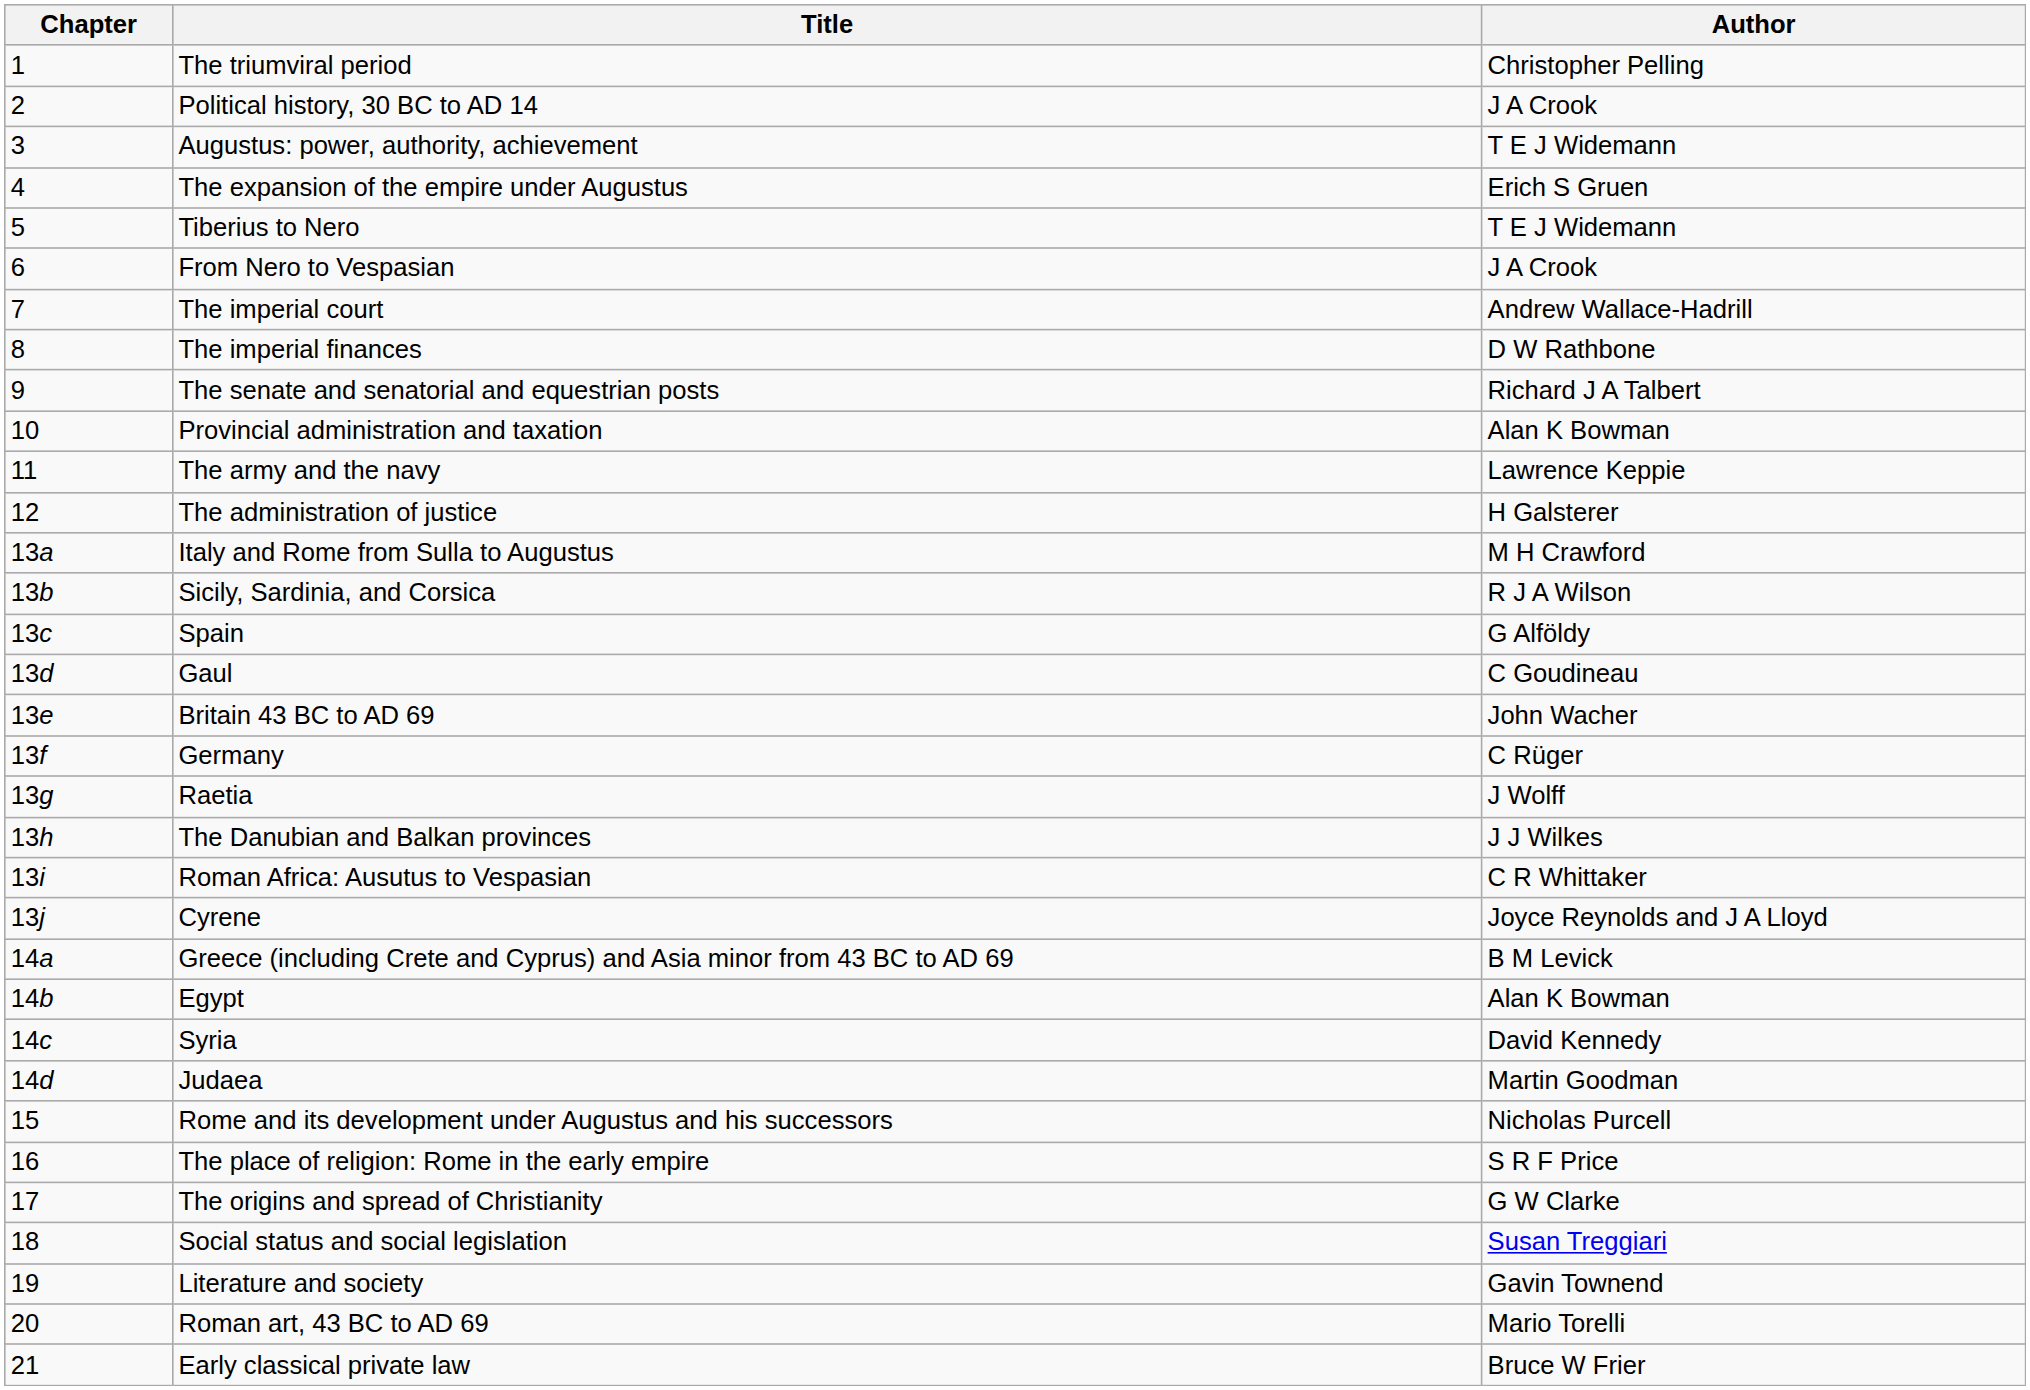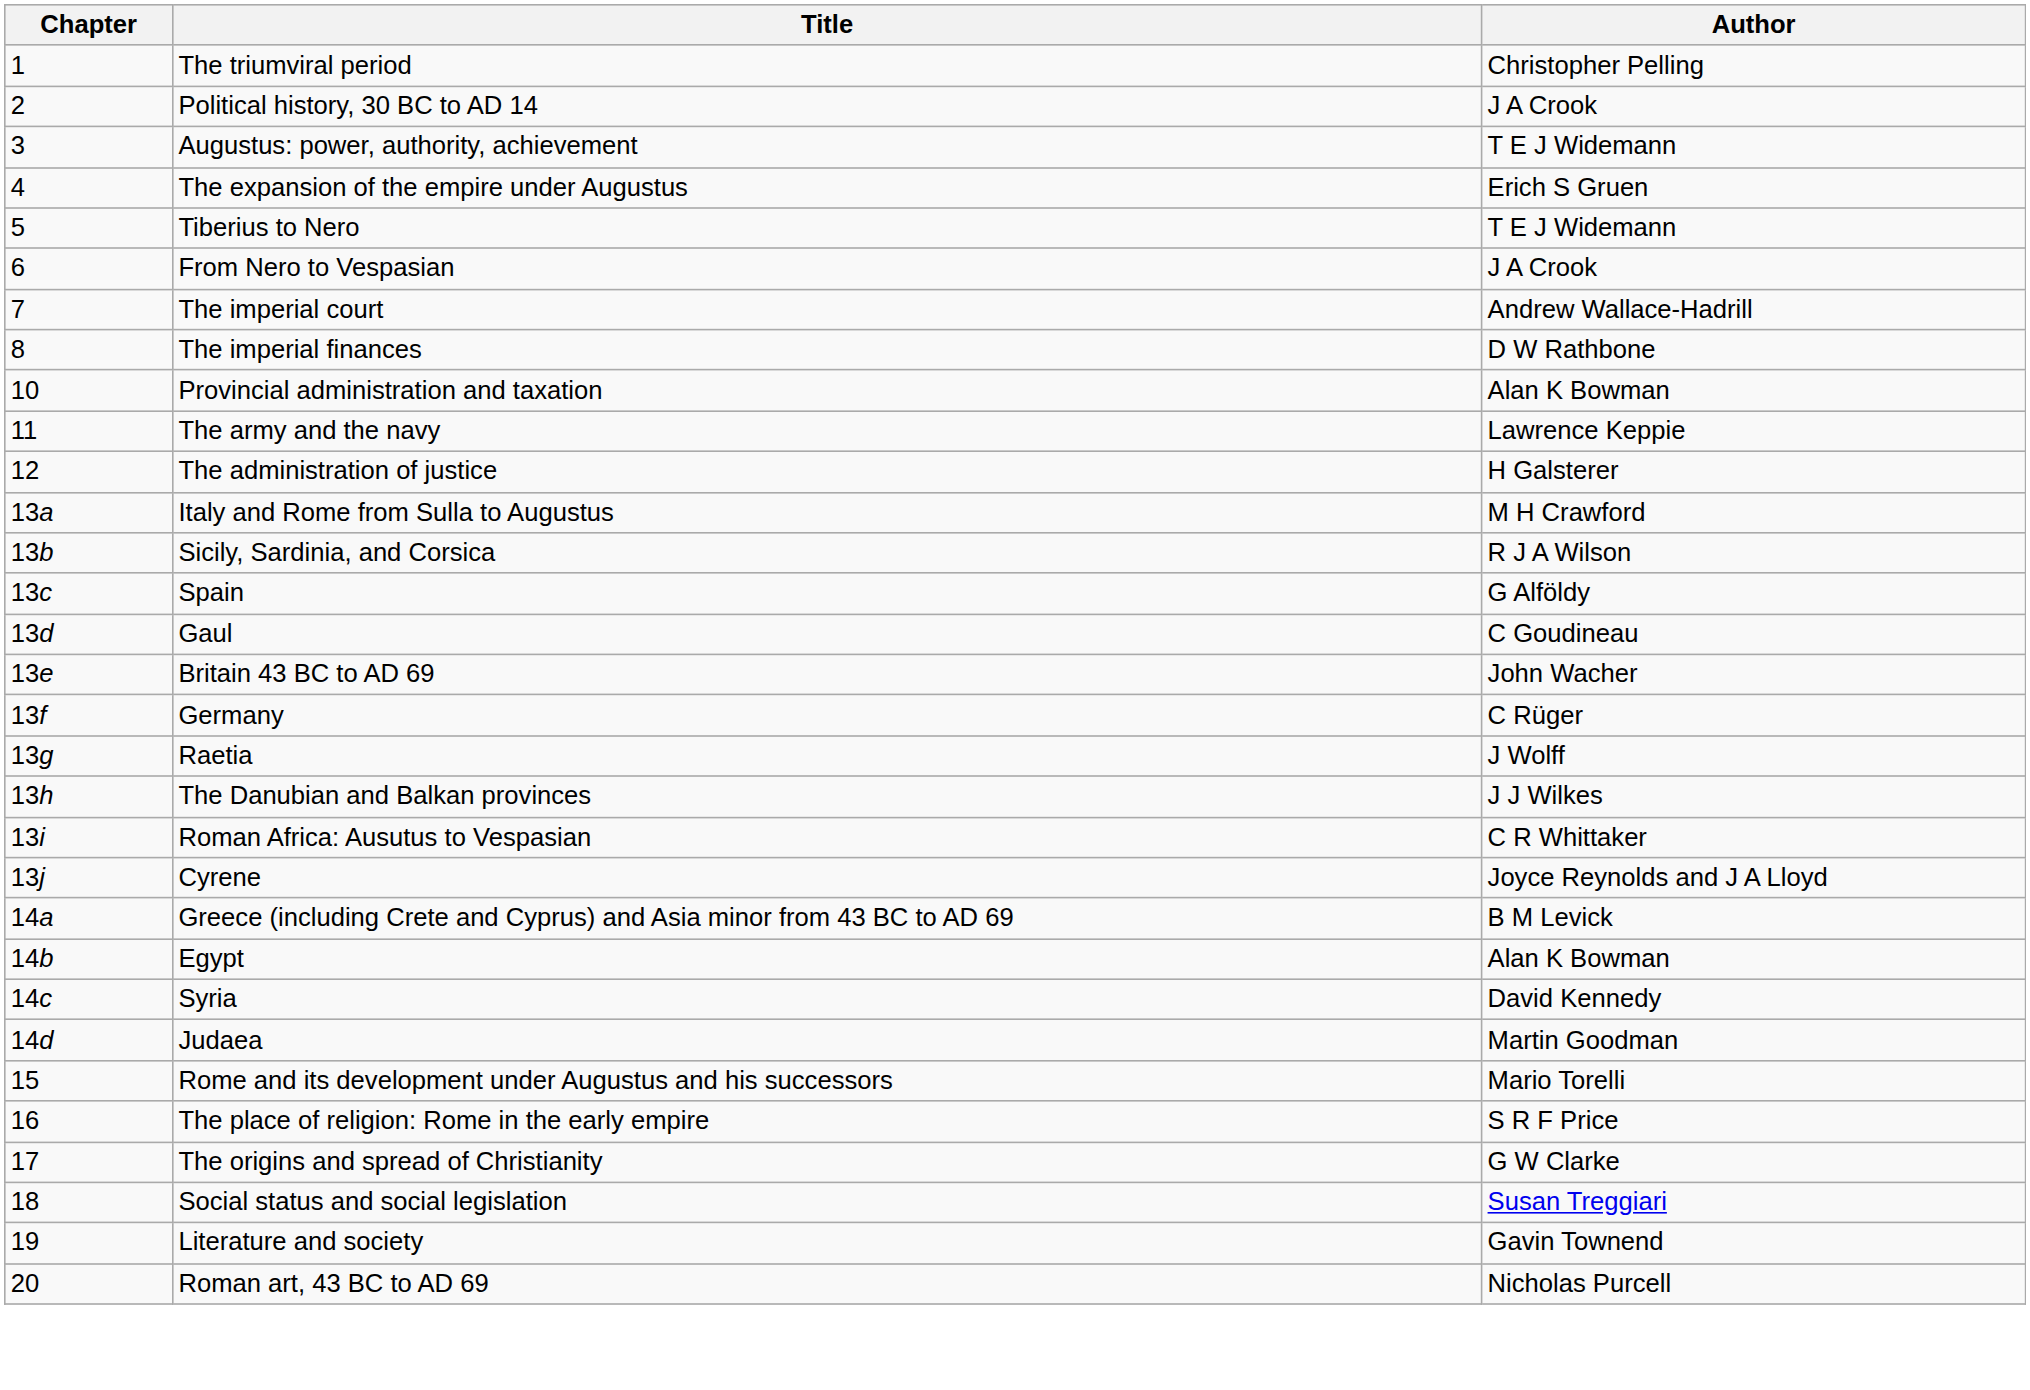- row: (449, 390)
(1579, 1120) Nicholas Purcell -> (1556, 1080) Mario Torelli
(1556, 1324) Mario Torelli -> (1579, 1283) Nicholas Purcell
- row: (324, 1364)
